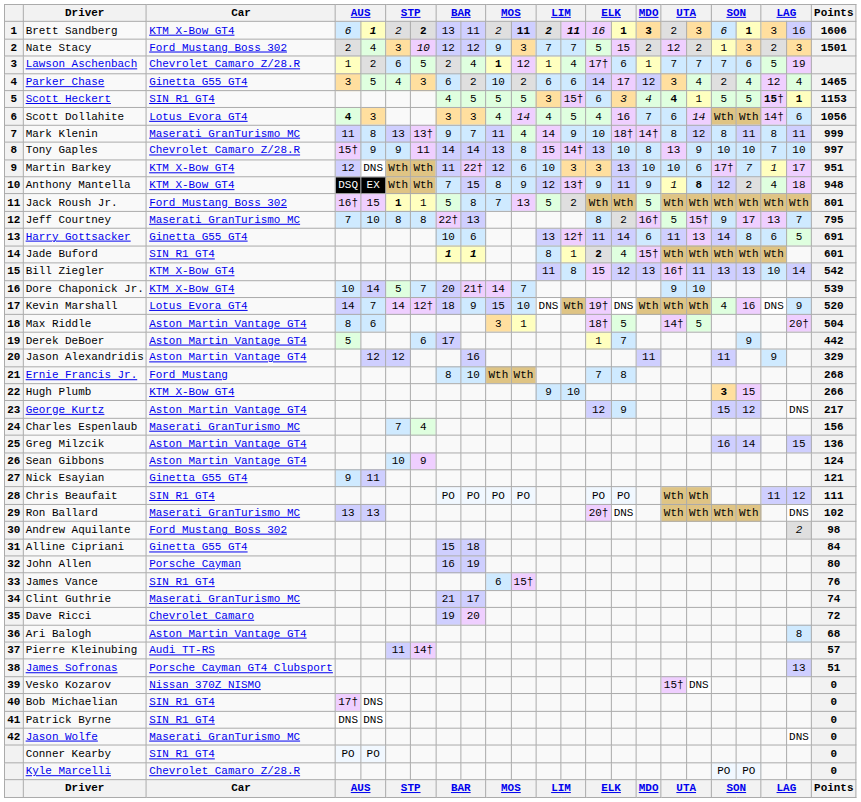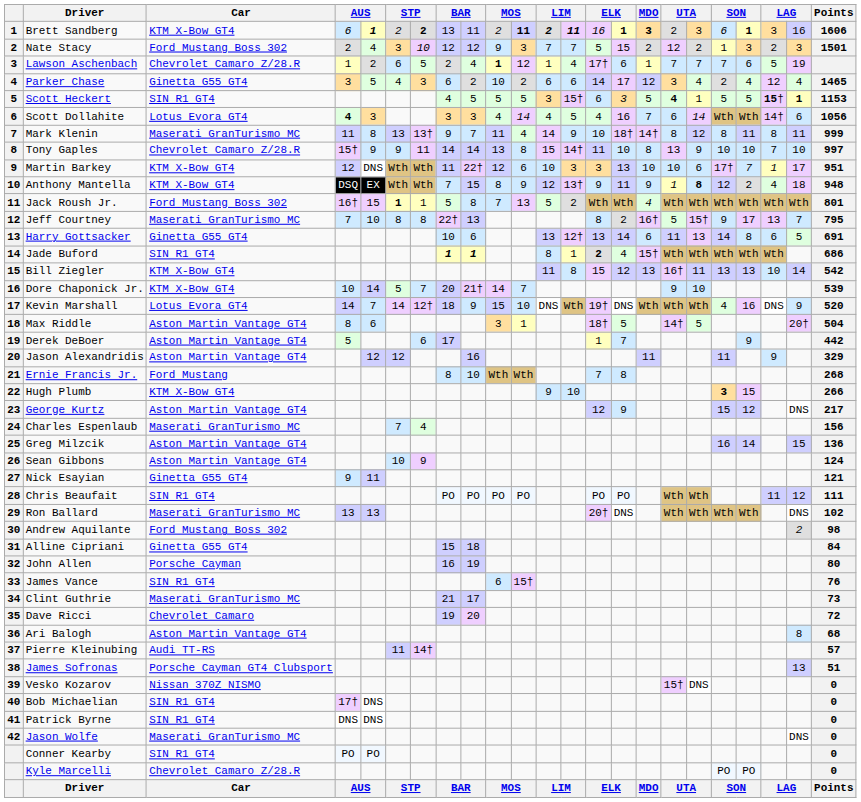(649, 99) 4 -> (649, 99) 5
(599, 151) 13 -> (599, 151) 11
(649, 203) 5 -> (649, 203) 4
(599, 237) 11 -> (599, 237) 13
(834, 254) 601 -> (834, 254) 686
(834, 599) 74 -> (834, 599) 73
